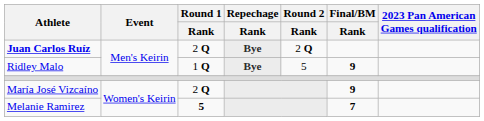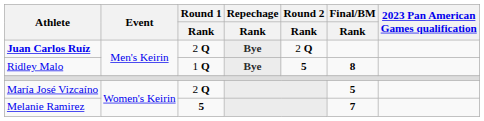(304, 66) normal -> (304, 66) bold
(352, 66) 9 -> (352, 66) 8
(352, 89) 9 -> (352, 89) 5
